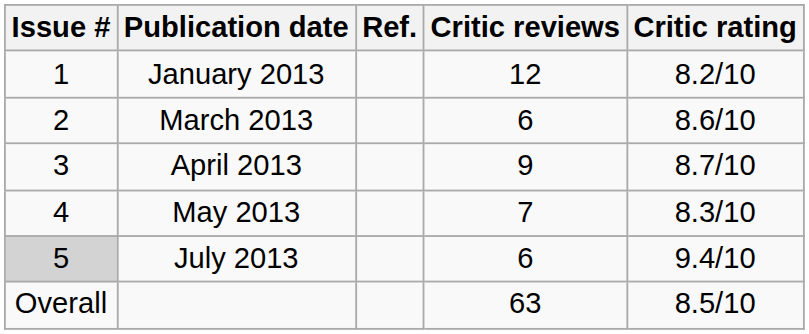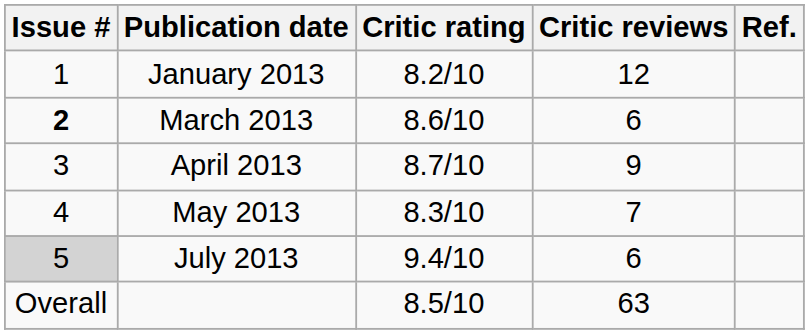columns swapped: (715, 27) <-> (390, 27)
(61, 119) normal -> (61, 119) bold
